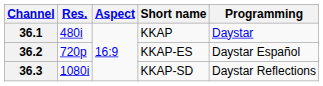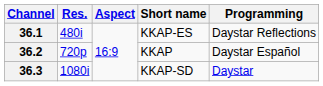(156, 33) KKAP -> (166, 33) KKAP-ES
(233, 33) Daystar -> (264, 33) Daystar Reflections
(166, 52) KKAP-ES -> (156, 52) KKAP
(264, 71) Daystar Reflections -> (233, 71) Daystar
